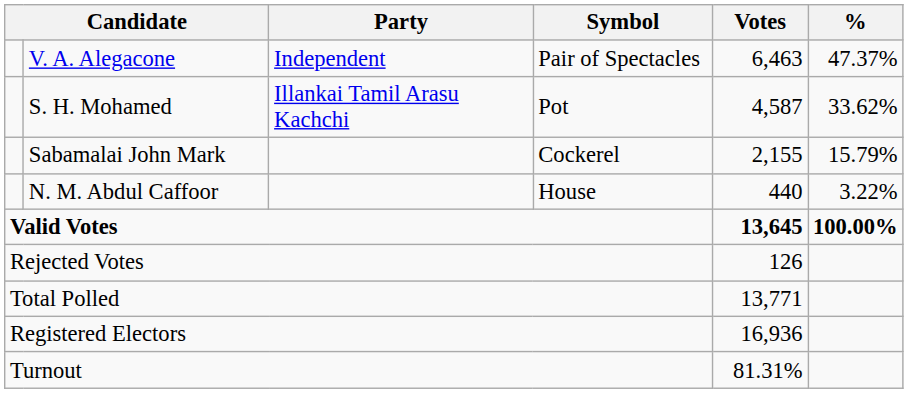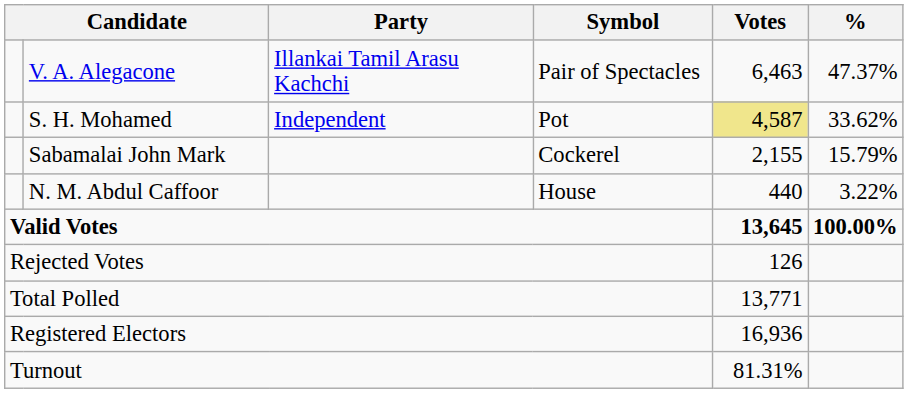(330, 58) Independent -> (366, 70) Illankai Tamil Arasu Kachchi
(366, 106) Illankai Tamil Arasu Kachchi -> (330, 119) Independent
(777, 106) no background -> (777, 119) khaki background
